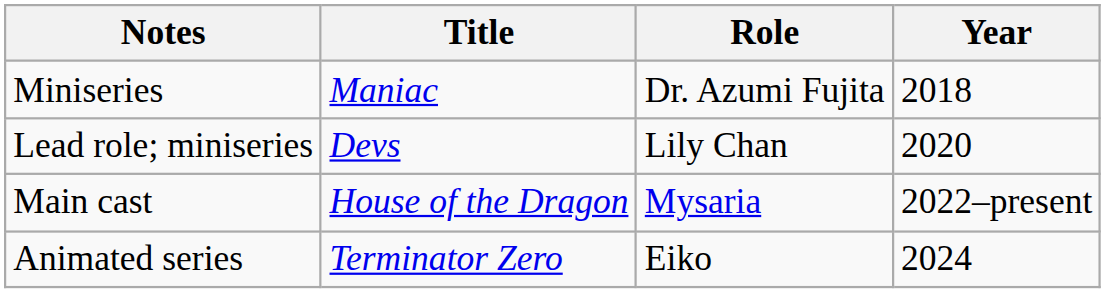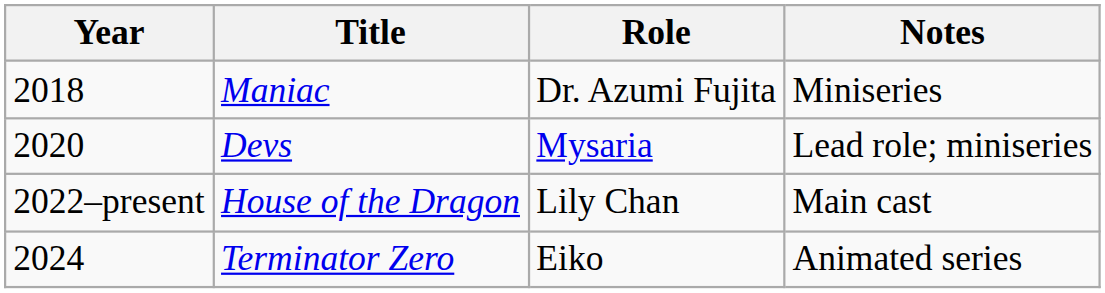columns swapped: (997, 32) <-> (163, 32)
(716, 145) Lily Chan -> (595, 145) Mysaria
(703, 201) Mysaria -> (608, 201) Lily Chan
